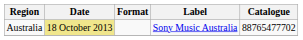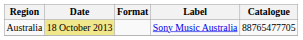(269, 27) 88765477702 -> (269, 27) 88765477705
